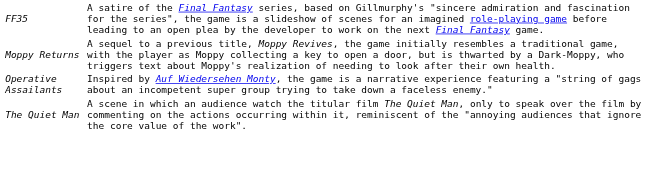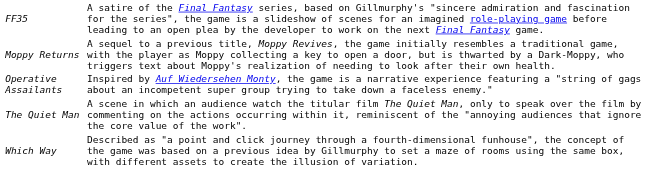+ row: (31, 151)
